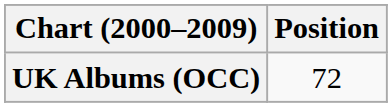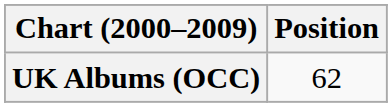(327, 76) 72 -> (327, 76) 62
